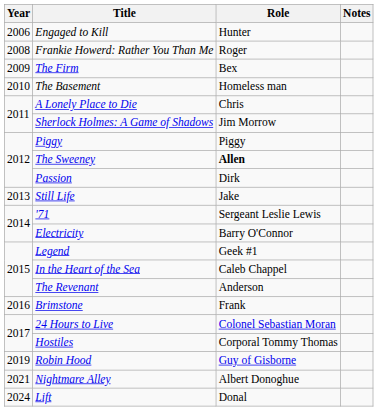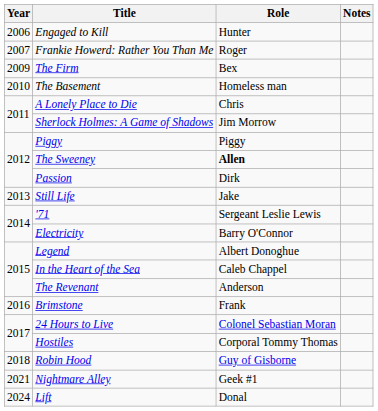(19, 50) 2008 -> (19, 50) 2007
(238, 251) Geek #1 -> (259, 251) Albert Donoghue
(19, 360) 2019 -> (19, 360) 2018
(259, 379) Albert Donoghue -> (238, 379) Geek #1
